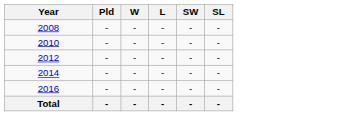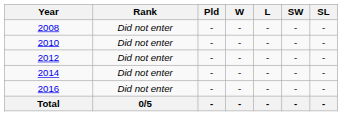+ column: (145, 12)
